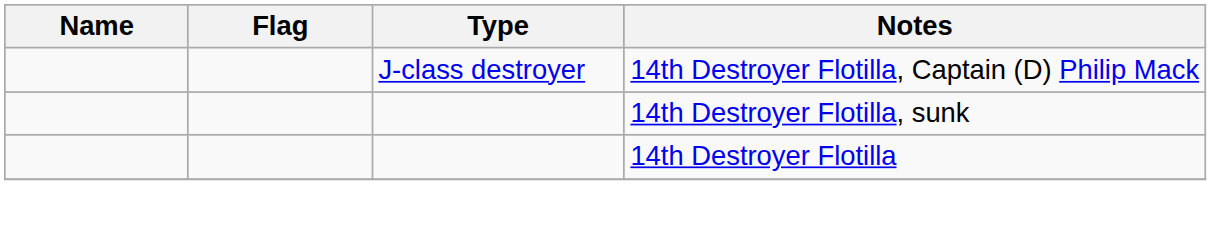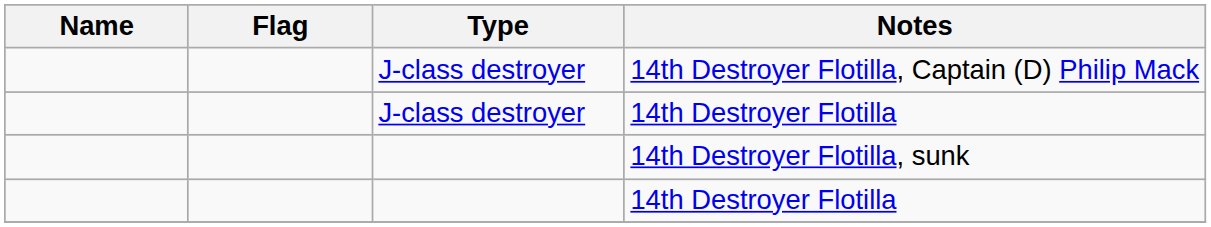+ row: (482, 112)
